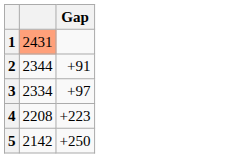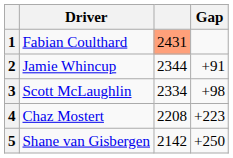+ column: (86, 17)
(79, 91) +97 -> (213, 91) +98
